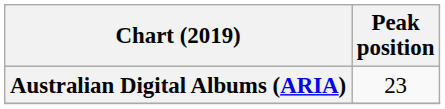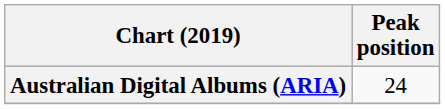(396, 84) 23 -> (396, 84) 24
